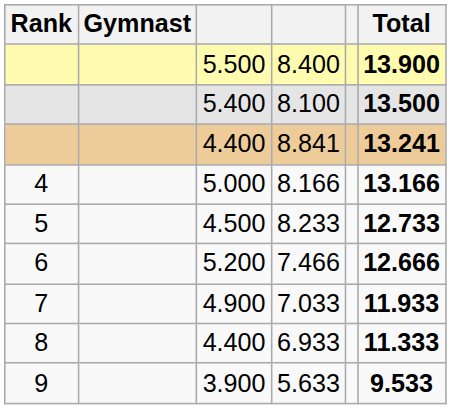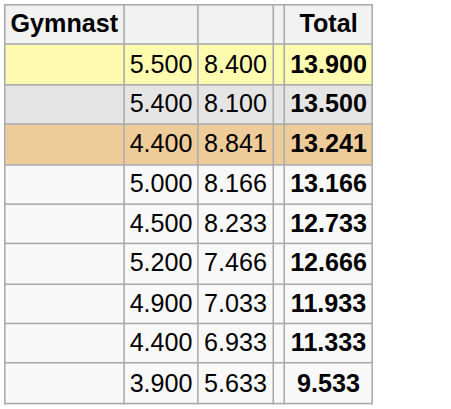- column: (41, 24)
